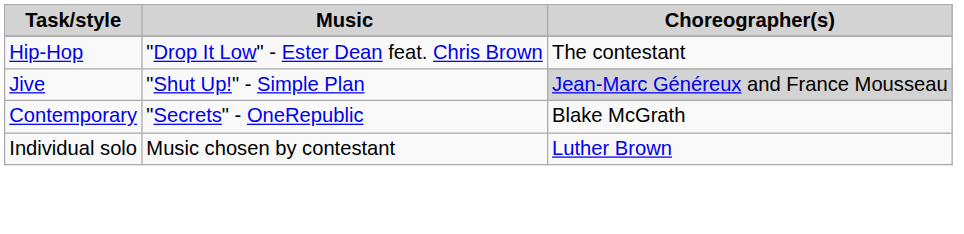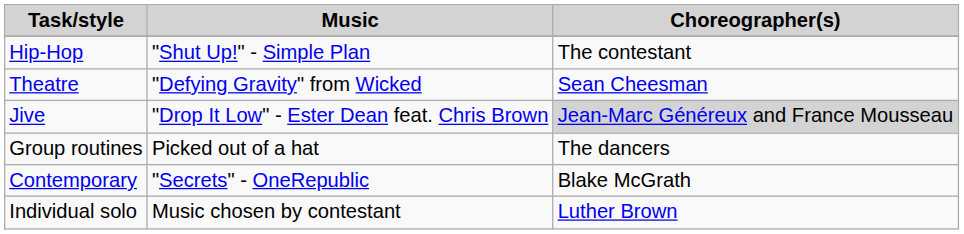(345, 52) "Drop It Low" - Ester Dean feat. Chris Brown -> (261, 52) "Shut Up!" - Simple Plan
+ row: (44, 84)
(255, 84) "Shut Up!" - Simple Plan -> (350, 116) "Drop It Low" - Ester Dean feat. Chris Brown
+ row: (76, 148)
